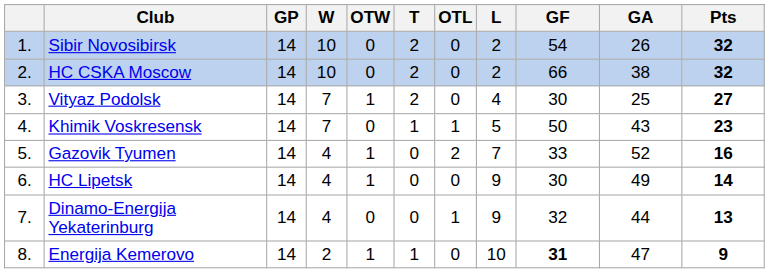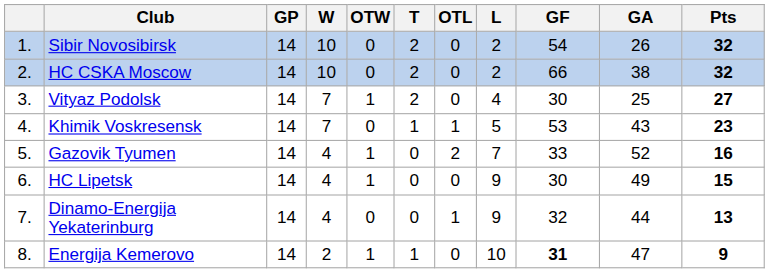(558, 126) 50 -> (558, 126) 53
(723, 180) 14 -> (723, 180) 15
